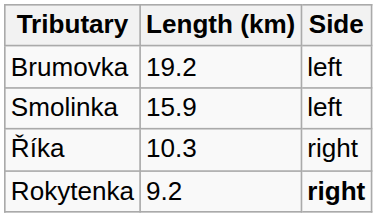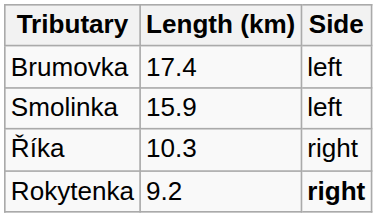(171, 66) 19.2 -> (171, 66) 17.4
